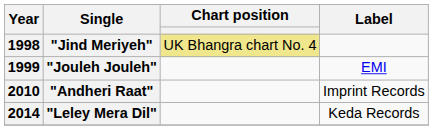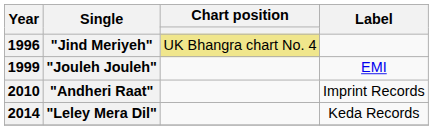(24, 45) 1998 -> (24, 45) 1996
